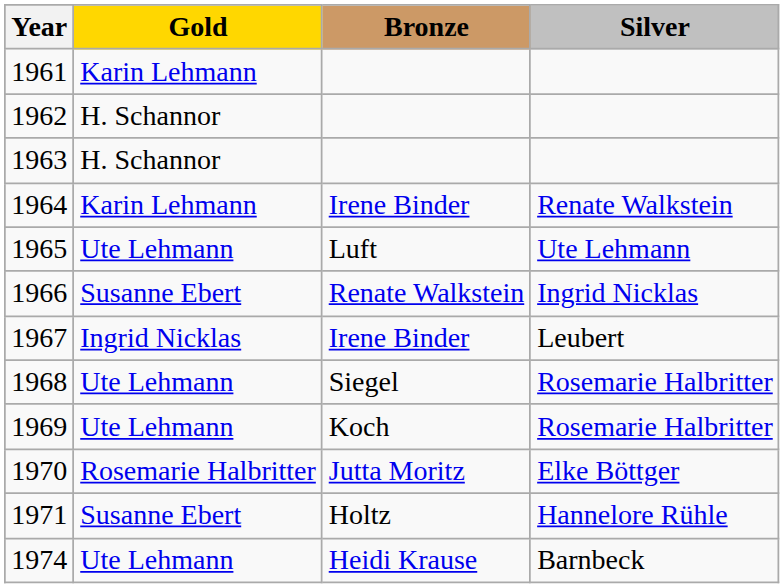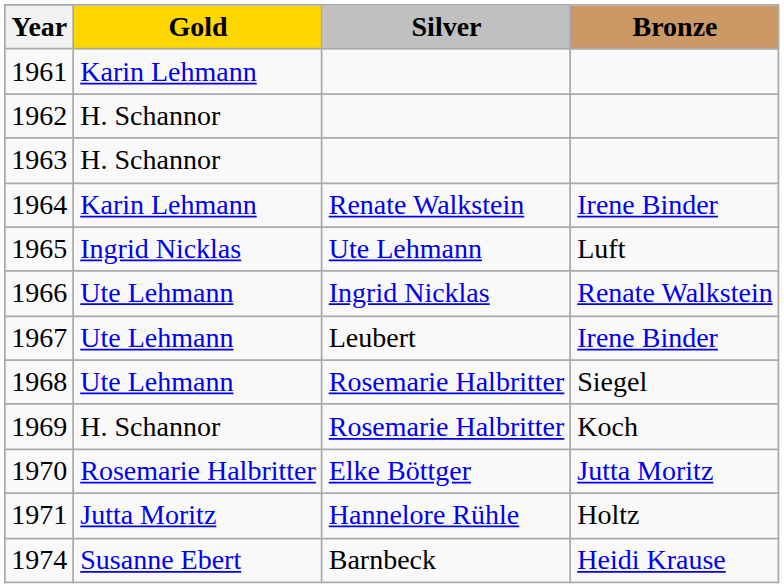columns swapped: (655, 26) <-> (426, 26)
(157, 248) Ute Lehmann -> (161, 248) Ingrid Nicklas
(161, 293) Susanne Ebert -> (157, 293) Ute Lehmann
(161, 337) Ingrid Nicklas -> (157, 337) Ute Lehmann
(157, 426) Ute Lehmann -> (150, 426) H. Schannor
(161, 515) Susanne Ebert -> (148, 515) Jutta Moritz
(157, 559) Ute Lehmann -> (161, 559) Susanne Ebert
